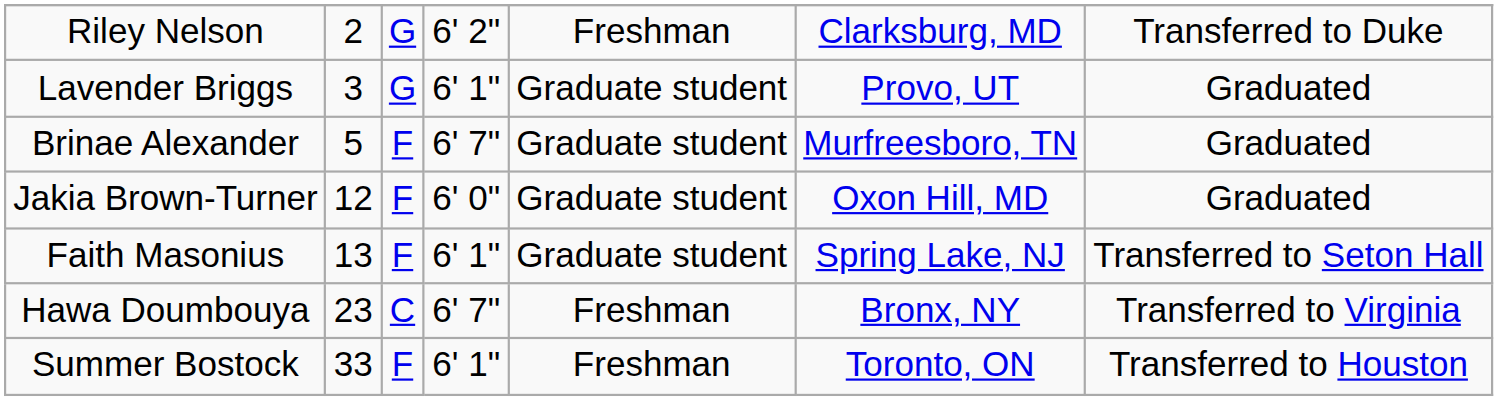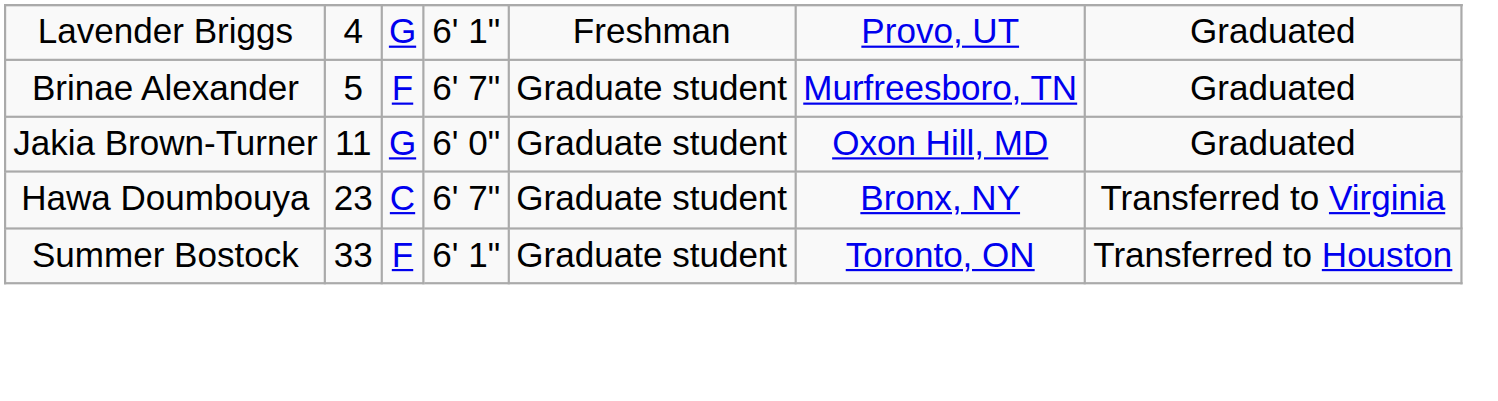- row: (165, 32)
(353, 87) 3 -> (353, 32) 4
(652, 87) Graduate student -> (652, 32) Freshman
(353, 198) 12 -> (353, 143) 11
(403, 198) F -> (403, 143) G
- row: (165, 254)
(652, 310) Freshman -> (652, 198) Graduate student
(652, 365) Freshman -> (652, 254) Graduate student
